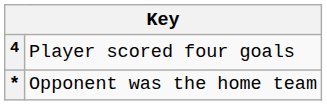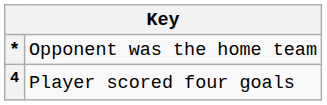rows swapped: (15, 48) <-> (15, 85)
